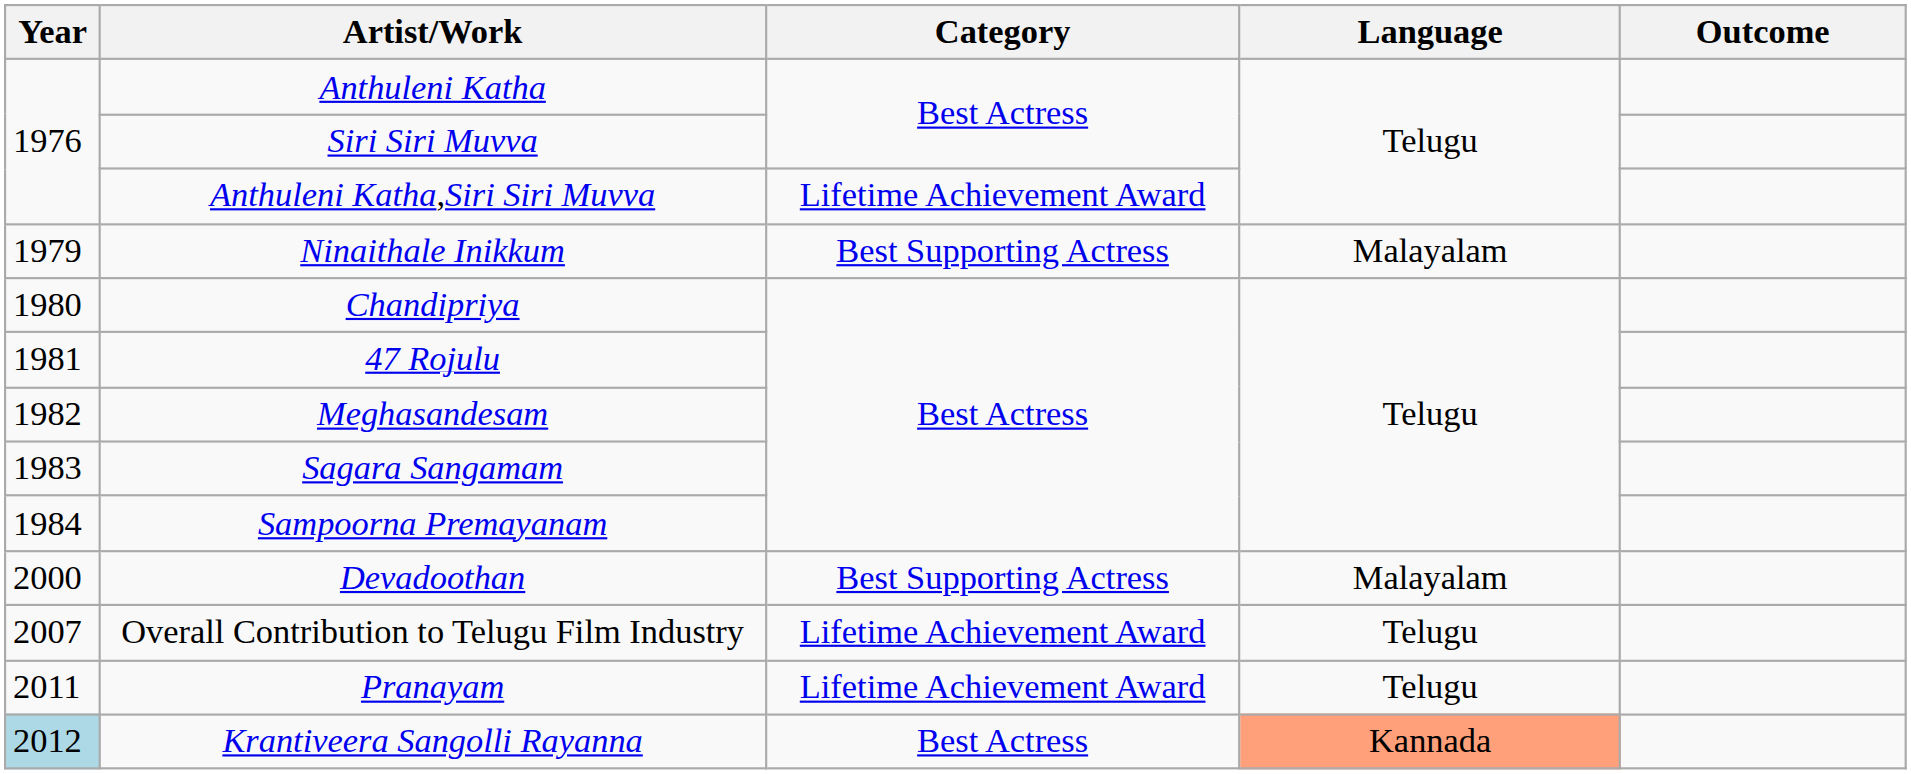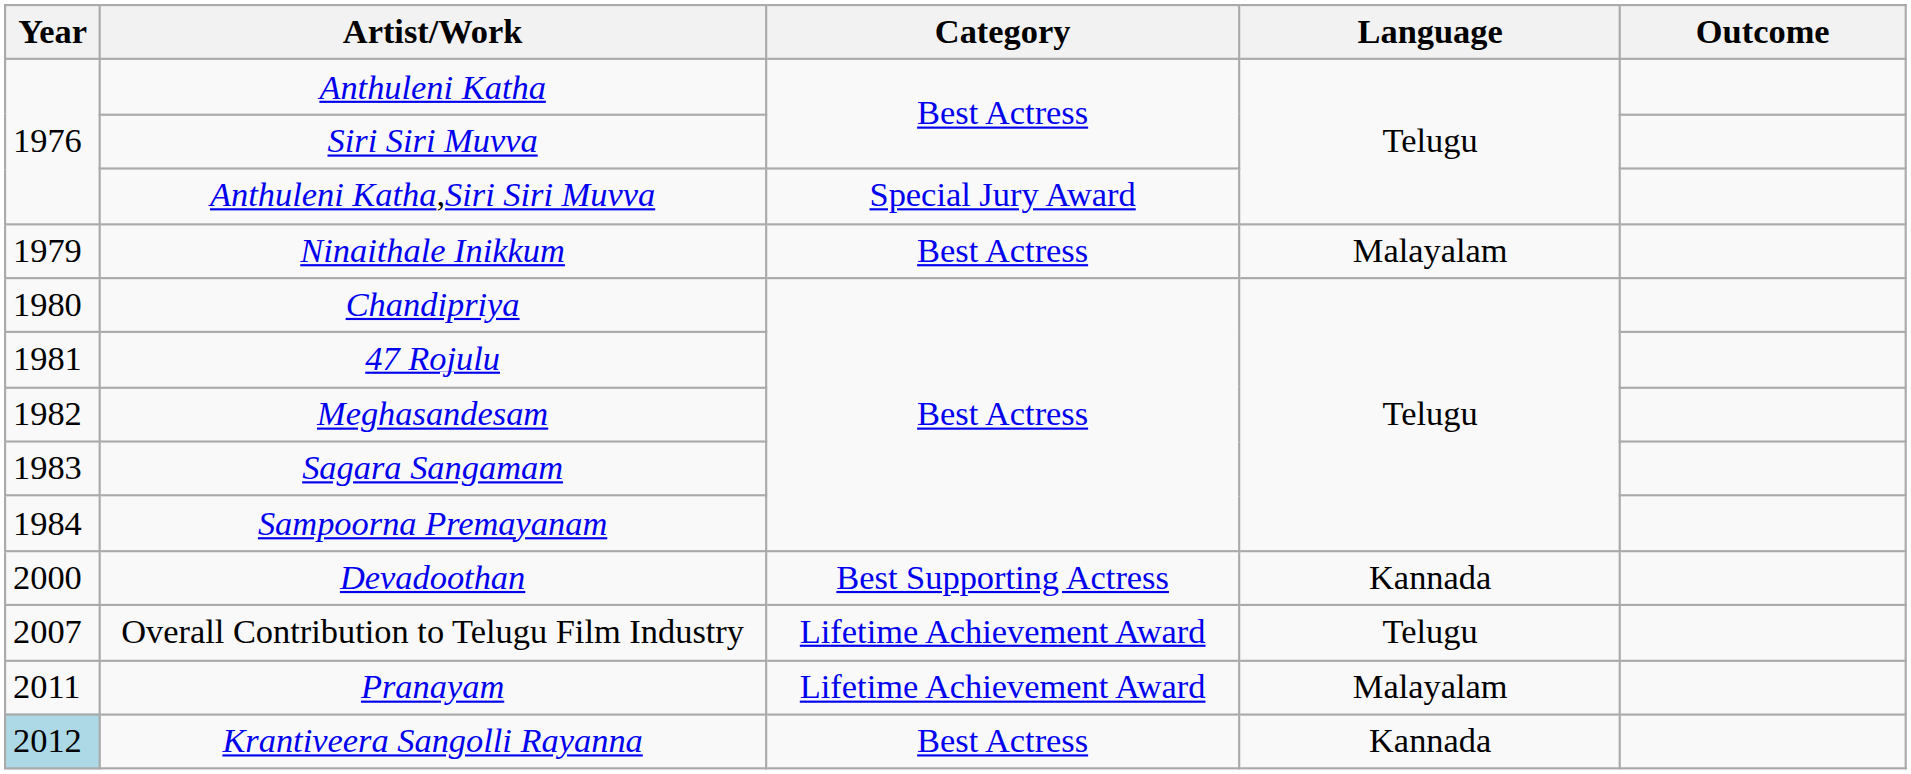(1003, 195) Lifetime Achievement Award -> (1003, 195) Special Jury Award
(1003, 250) Best Supporting Actress -> (1003, 250) Best Actress
(1430, 577) Malayalam -> (1430, 577) Kannada
(1430, 686) Telugu -> (1430, 686) Malayalam
(1430, 741) lightsalmon background -> (1430, 741) no background
